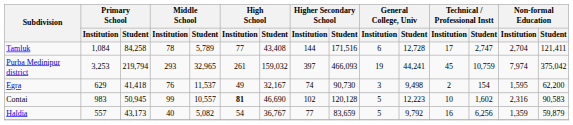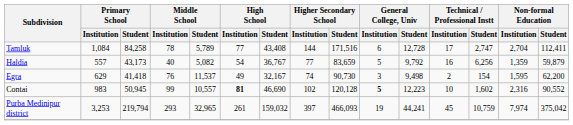(554, 48) 121,411 -> (554, 48) 112,411
rows swapped: (17, 113) <-> (33, 67)
(379, 99) normal -> (379, 89) bold
(554, 99) 90,583 -> (554, 89) 90,552
